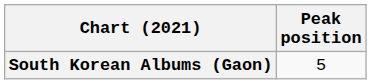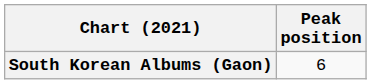(321, 65) 5 -> (321, 65) 6
